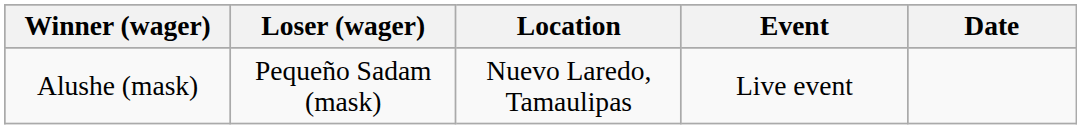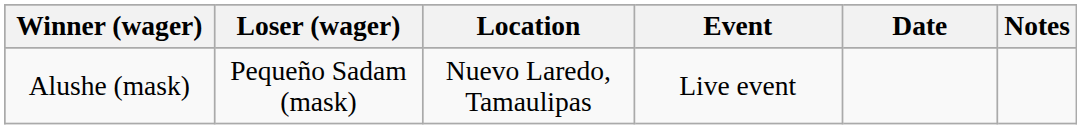+ column: (1037, 26)
